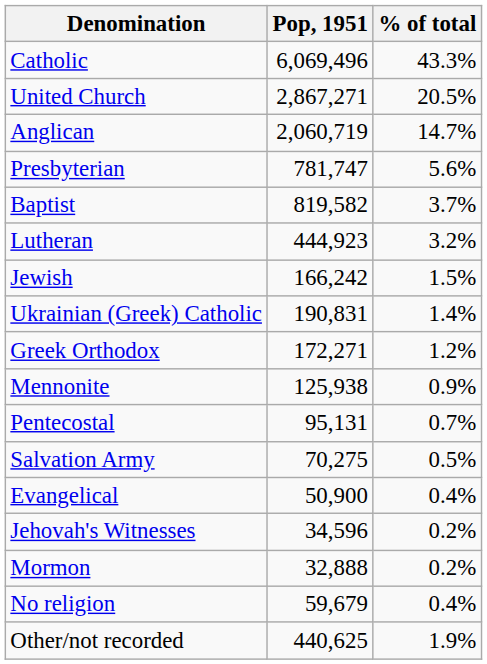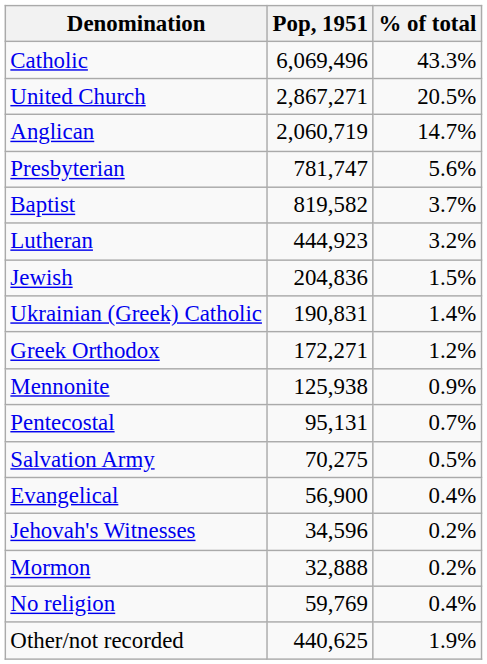(331, 277) 166,242 -> (331, 277) 204,836
(336, 495) 50,900 -> (336, 495) 56,900
(336, 604) 59,679 -> (336, 604) 59,769
